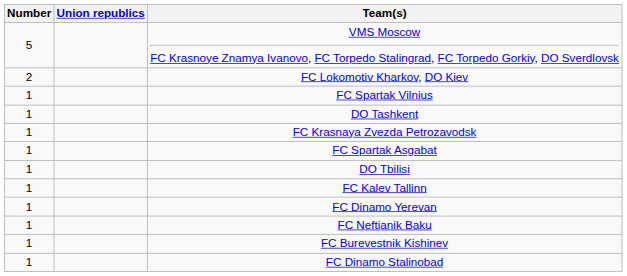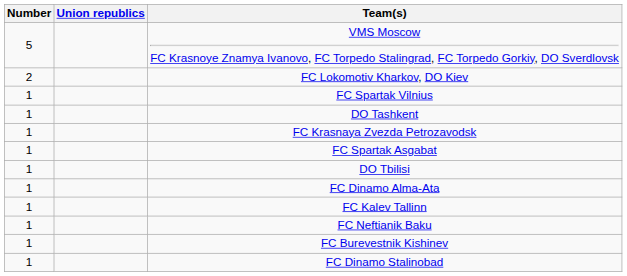+ row: (385, 188)
- row: (385, 206)
